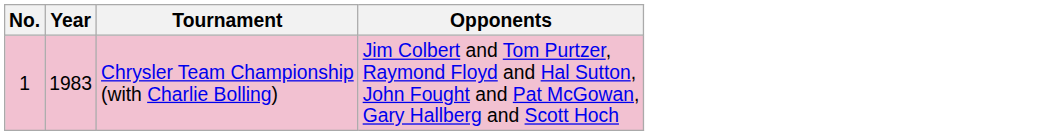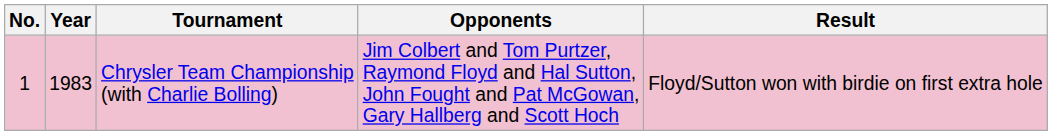+ column: (846, 20)
